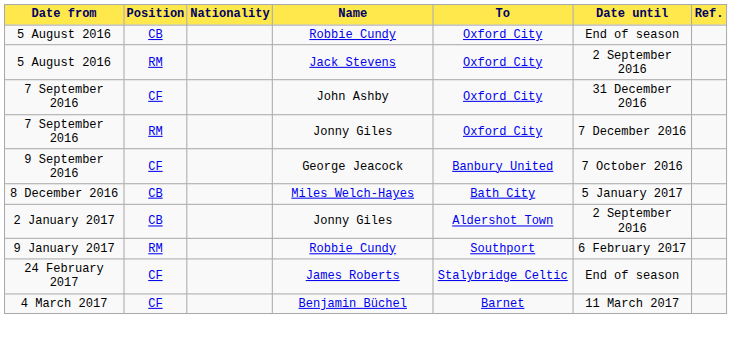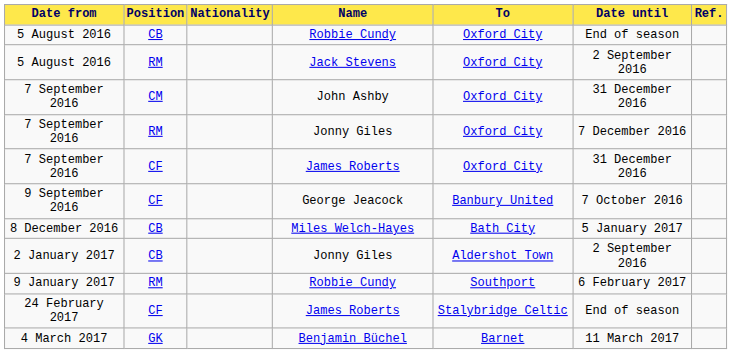(155, 97) CF -> (155, 97) CM
+ row: (64, 166)
(155, 303) CF -> (155, 338) GK
